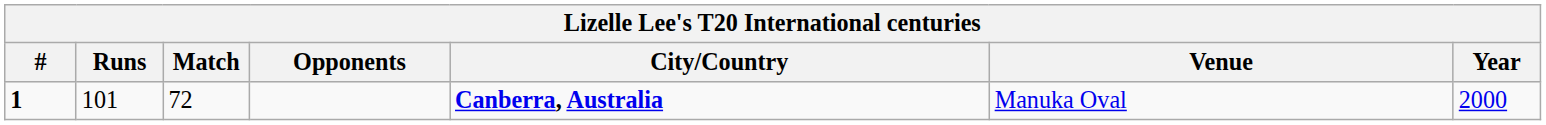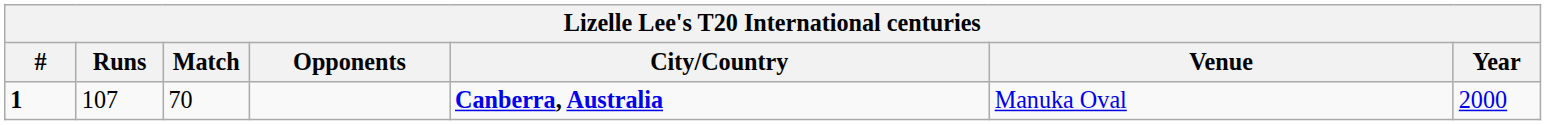(100, 100) 101 -> (100, 100) 107
(181, 100) 72 -> (181, 100) 70
